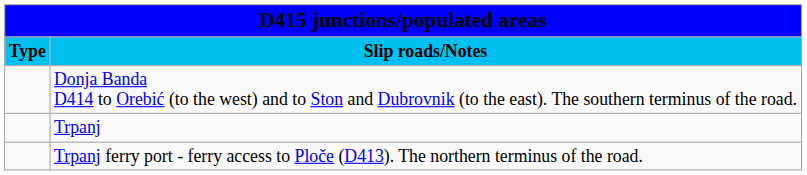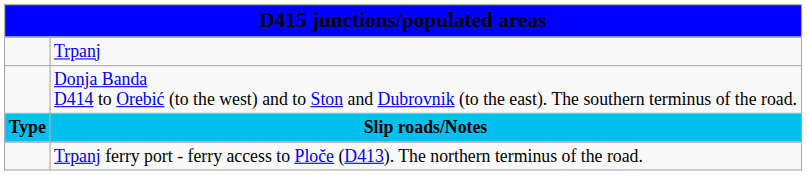rows swapped: (426, 51) <-> (77, 127)
